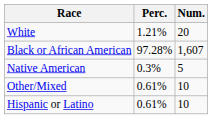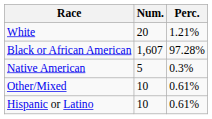columns swapped: (191, 13) <-> (155, 13)
